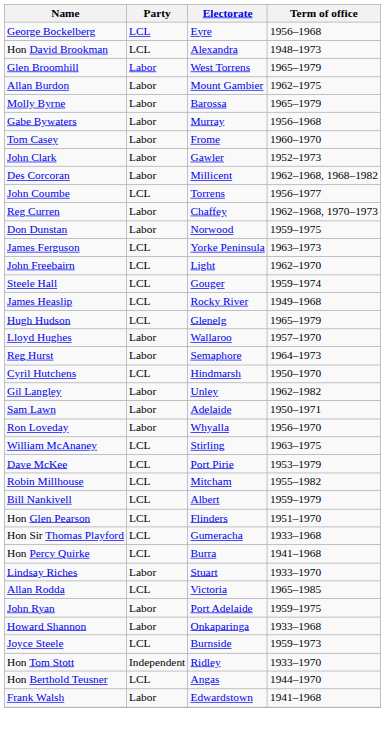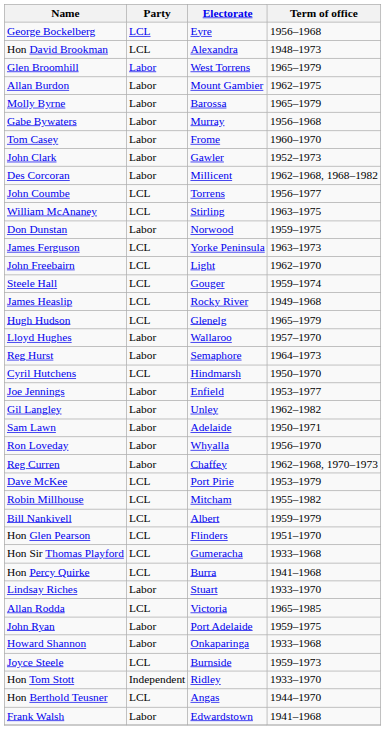rows swapped: (33, 211) <-> (52, 445)
+ row: (36, 391)
